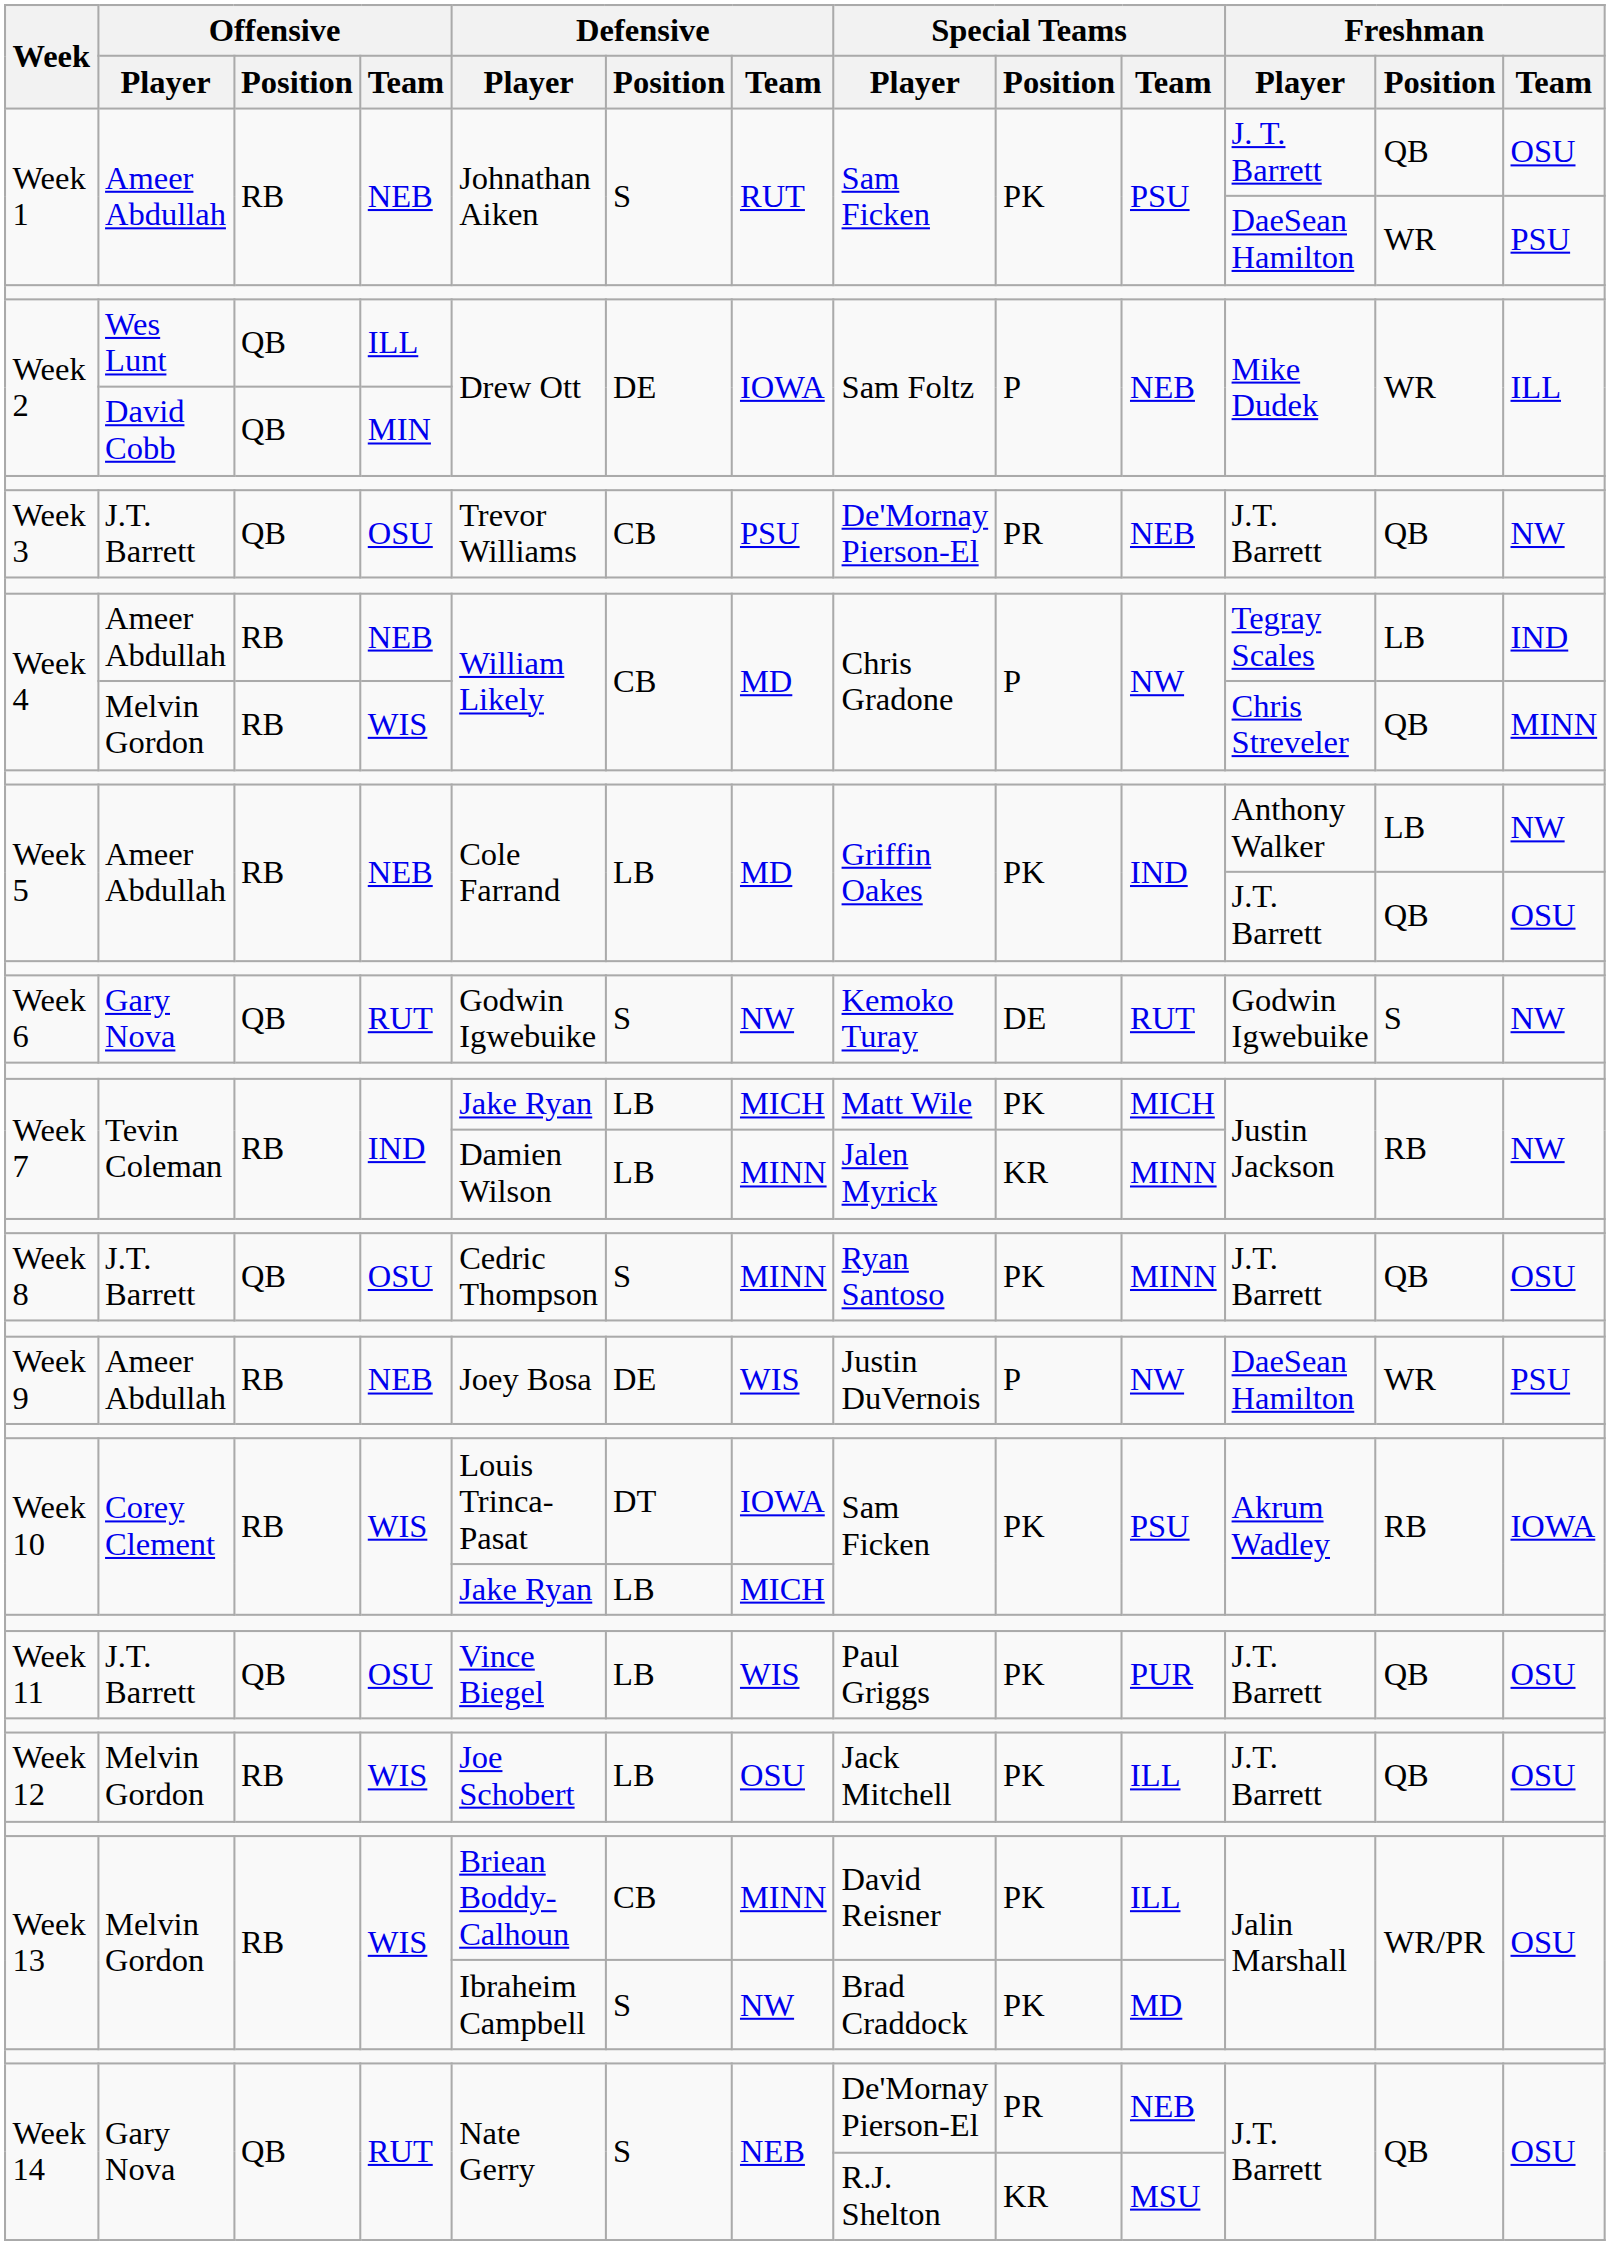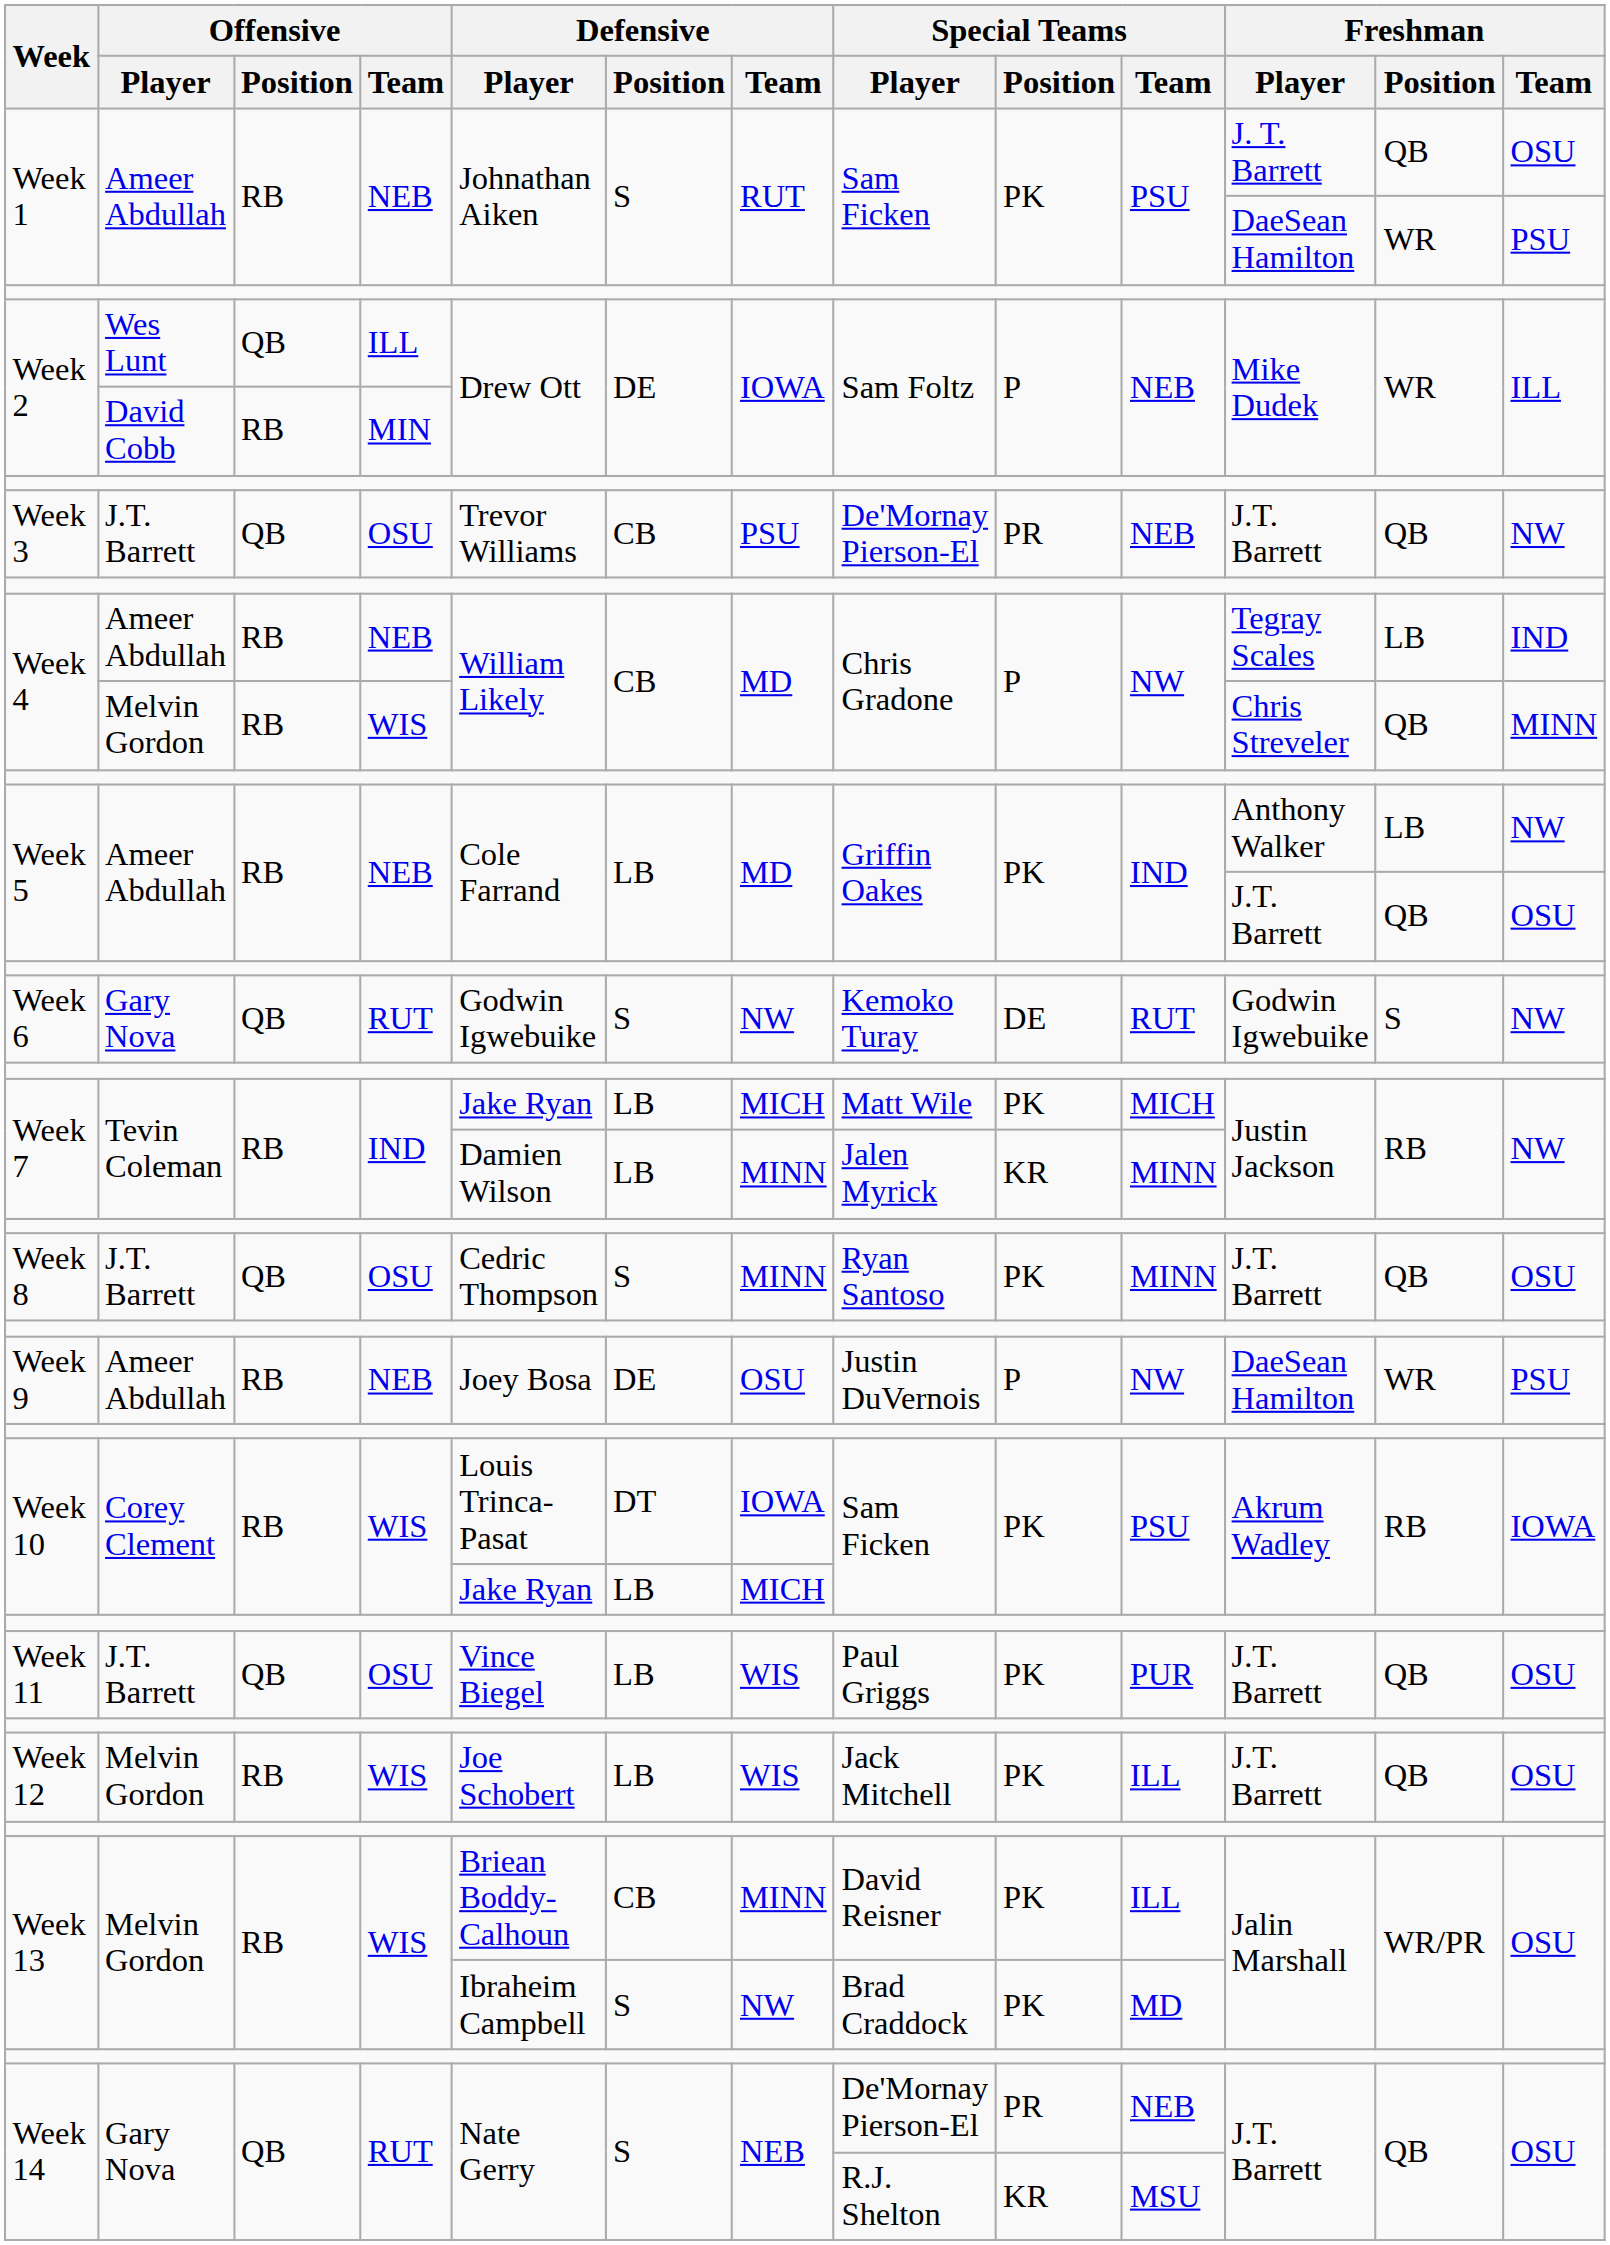(263, 430) QB -> (263, 430) RB
(770, 1379) WIS -> (772, 1379) OSU
(772, 1776) OSU -> (770, 1776) WIS
